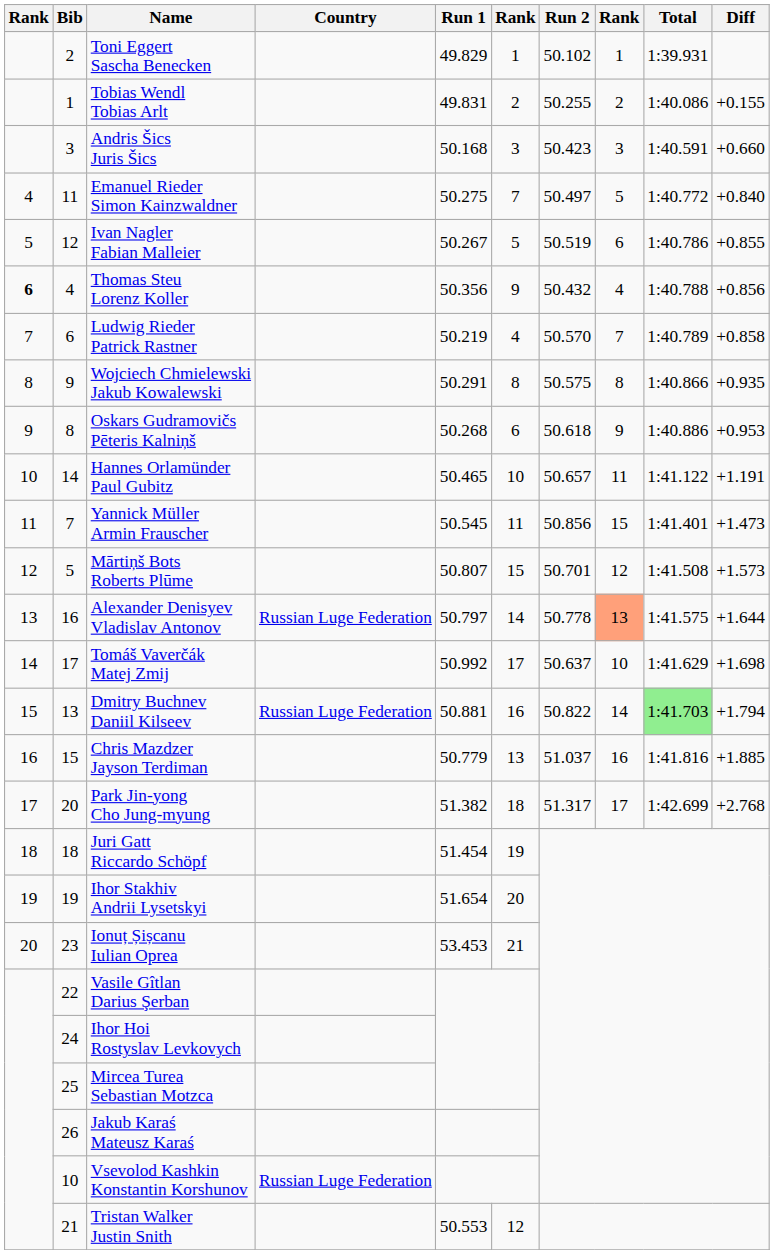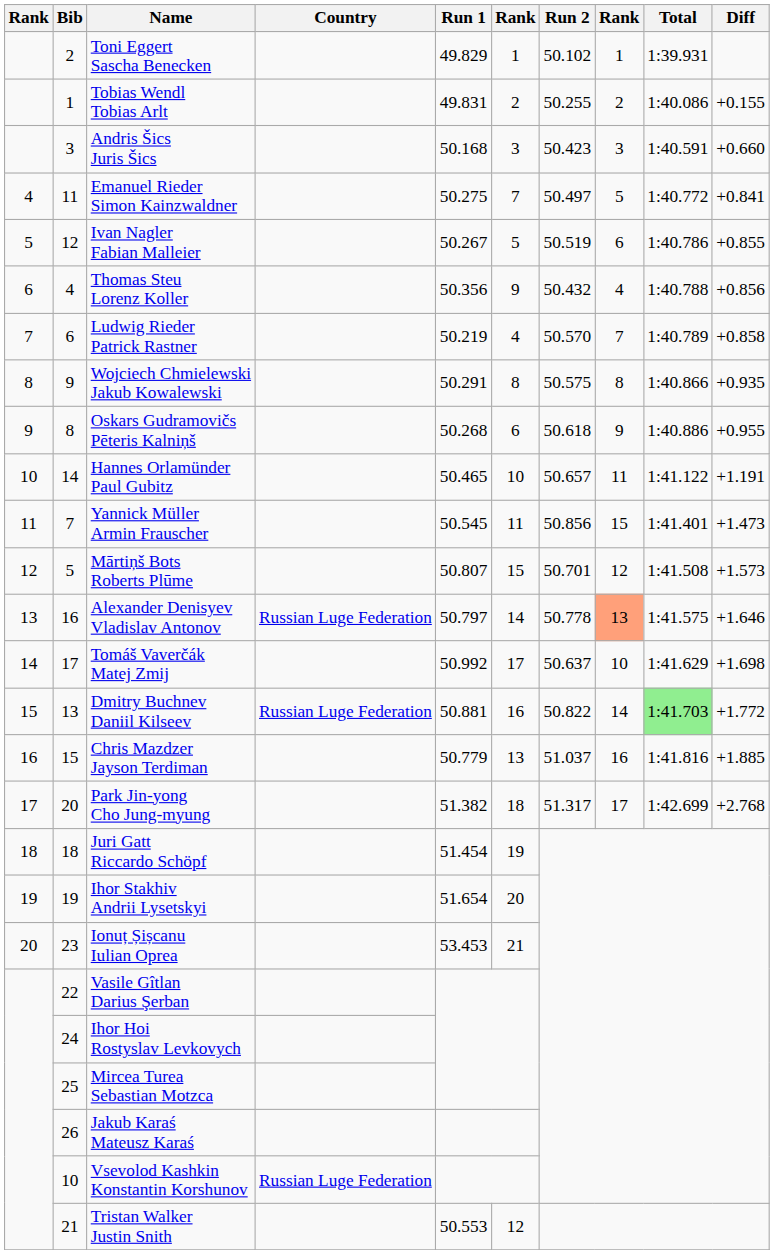(741, 195) +0.840 -> (741, 195) +0.841
(29, 289) bold -> (29, 289) normal
(741, 430) +0.953 -> (741, 430) +0.955
(741, 617) +1.644 -> (741, 617) +1.646
(741, 711) +1.794 -> (741, 711) +1.772
